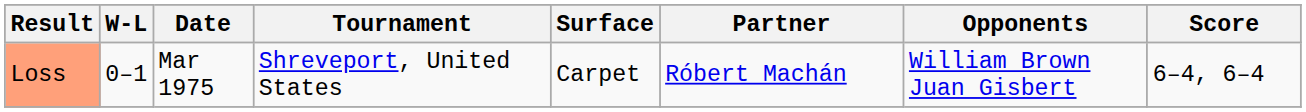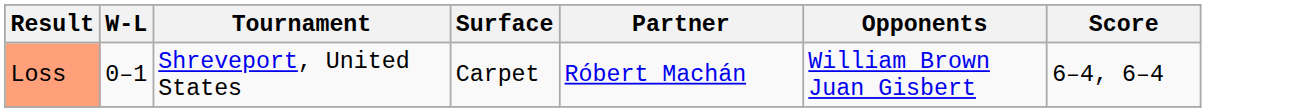- column: (203, 24)
